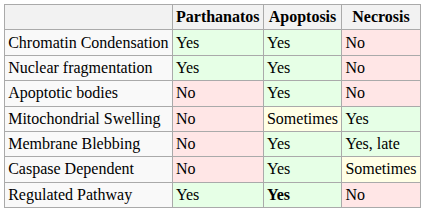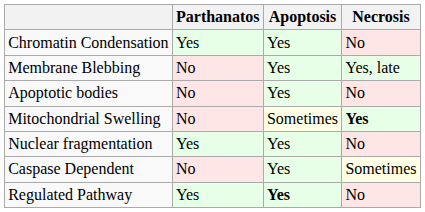rows swapped: (80, 67) <-> (74, 144)
(357, 118) normal -> (357, 118) bold
